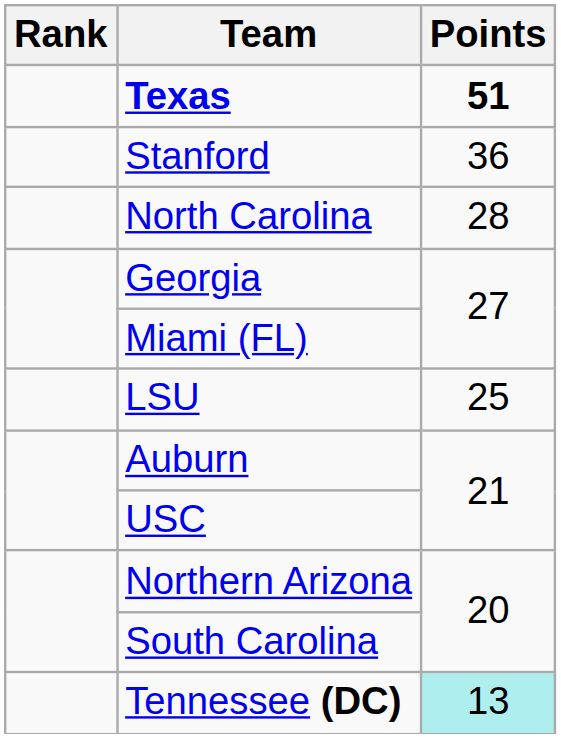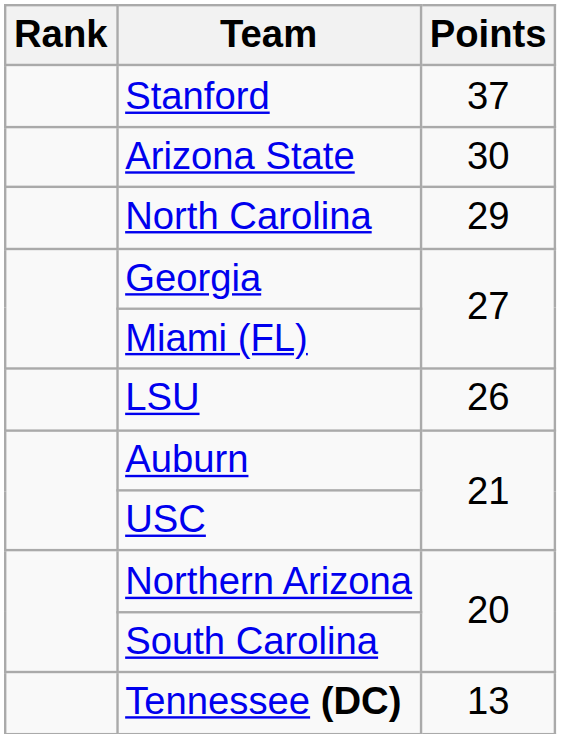- row: (178, 95)
(488, 156) 36 -> (488, 95) 37
+ row: (240, 156)
(488, 216) 28 -> (488, 216) 29
(488, 398) 25 -> (488, 398) 26
(488, 701) paleturquoise background -> (488, 701) no background
